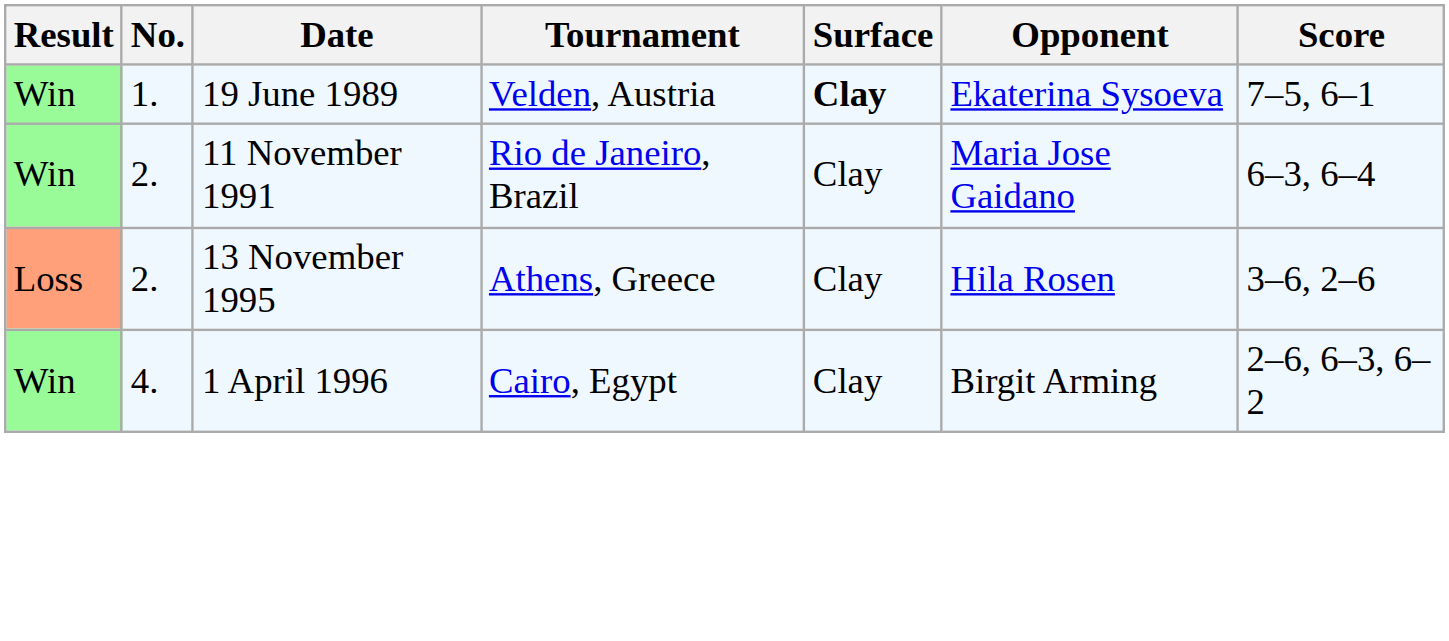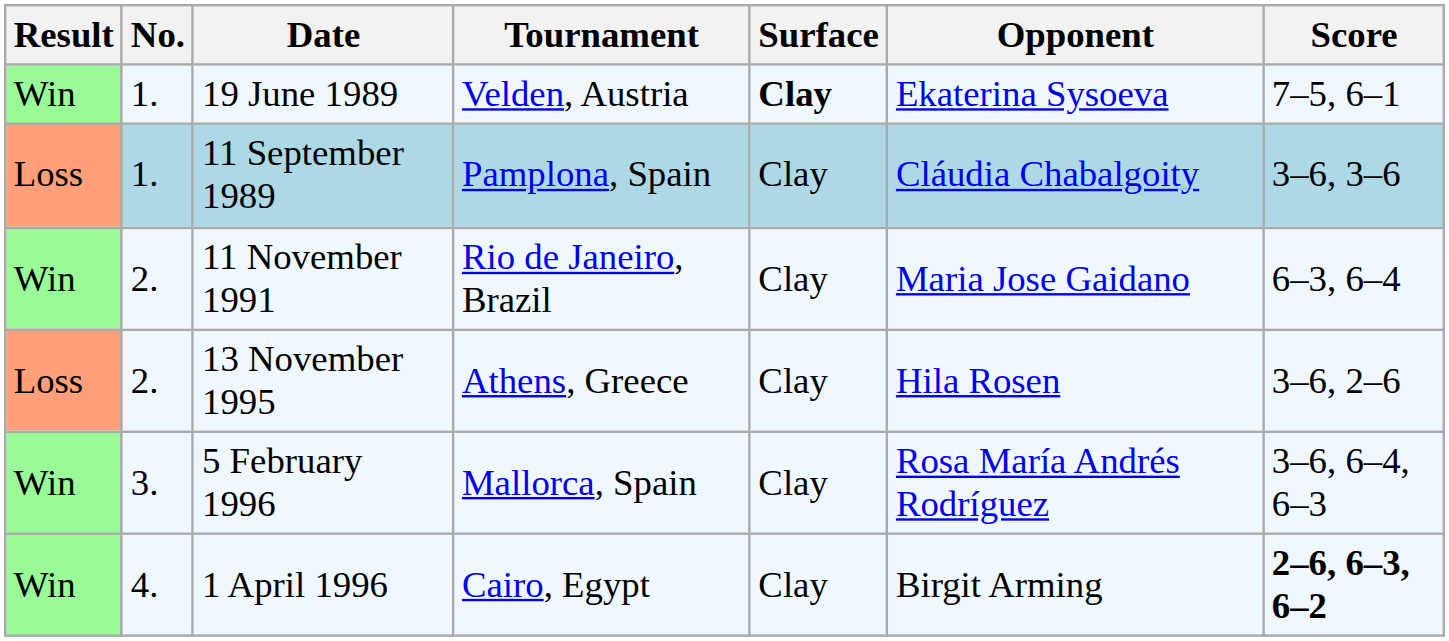+ row: (303, 174)
+ row: (282, 481)
(1339, 379) normal -> (1341, 583) bold
